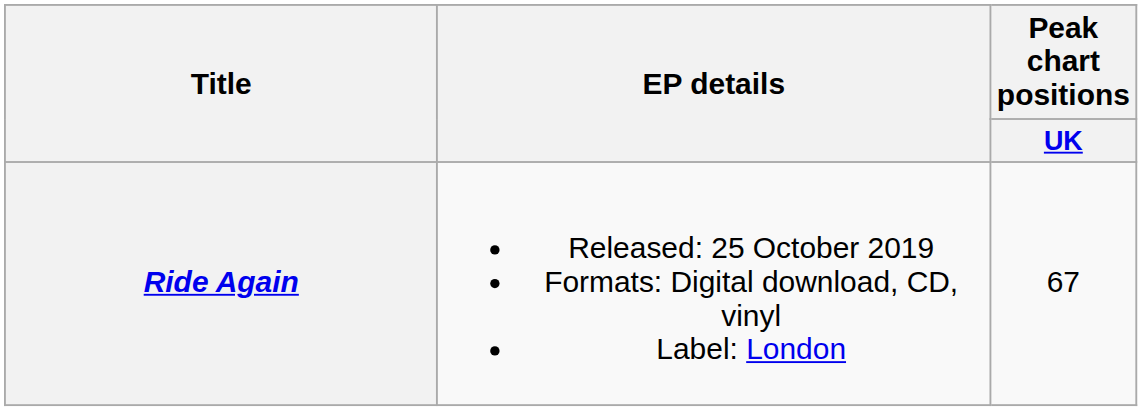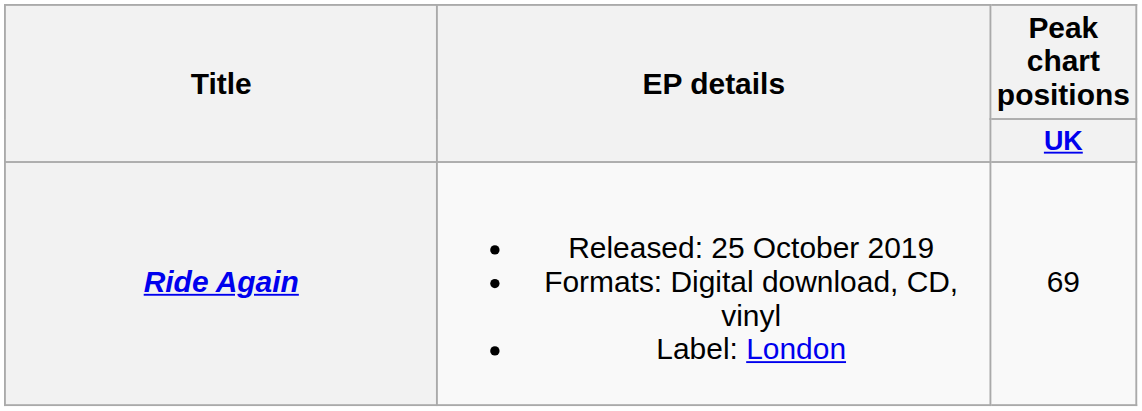(1063, 282) 67 -> (1063, 282) 69
